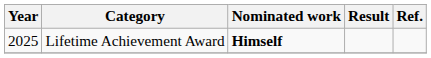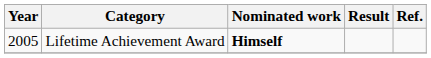(23, 40) 2025 -> (23, 40) 2005
